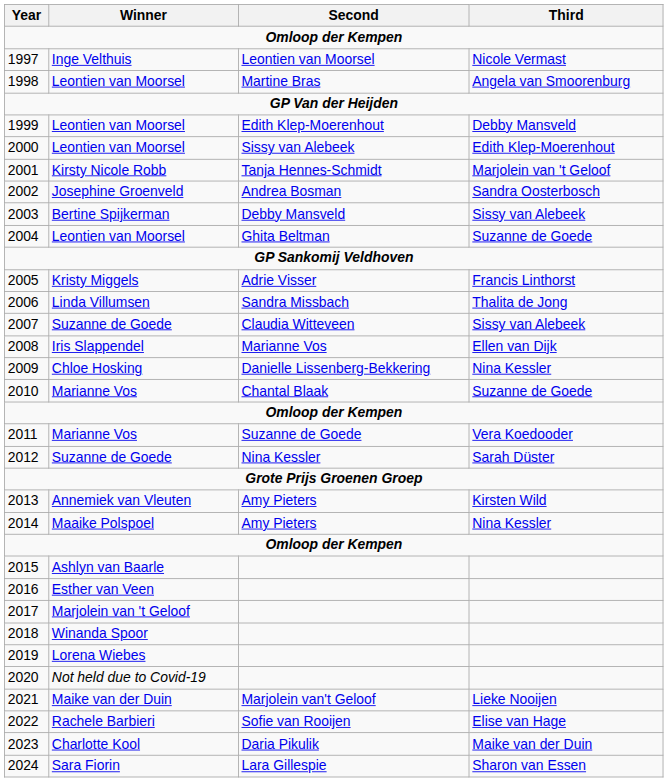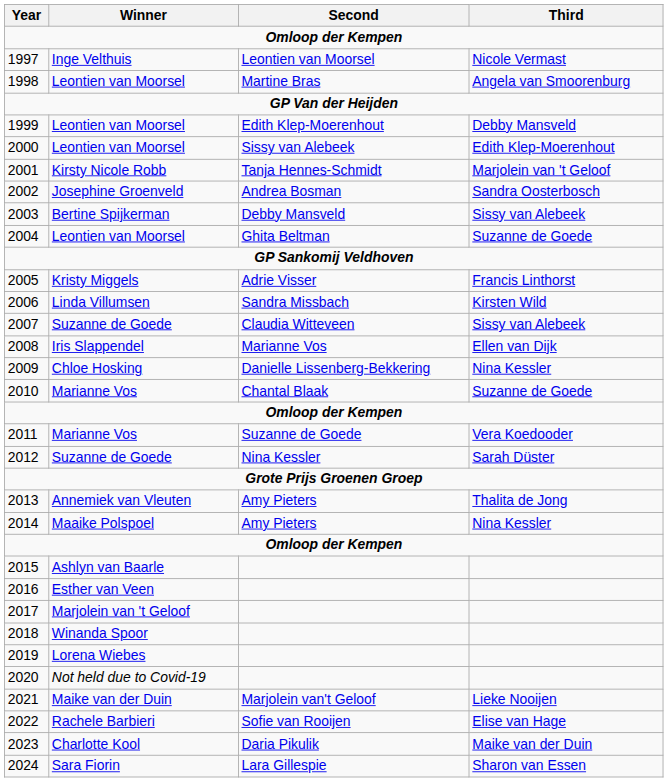(520, 302) Thalita de Jong -> (509, 302) Kirsten Wild
(509, 501) Kirsten Wild -> (520, 501) Thalita de Jong
